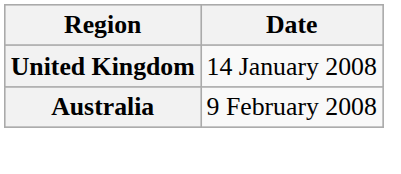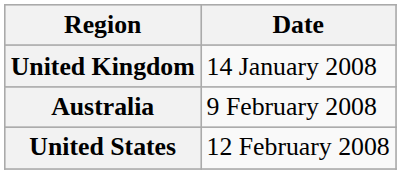+ row: (103, 147)
